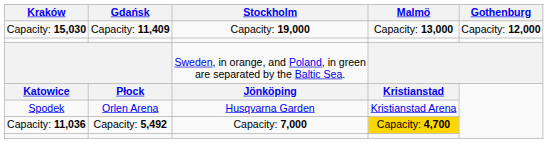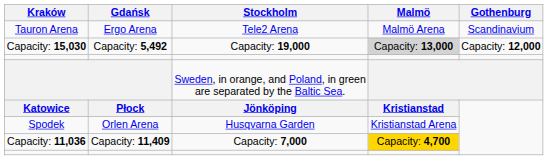+ row: (46, 29)
(130, 29) Capacity: 11,409 -> (130, 46) Capacity: 5,492
(414, 29) no background -> (414, 46) lightgrey background
(130, 125) Capacity: 5,492 -> (130, 141) Capacity: 11,409
